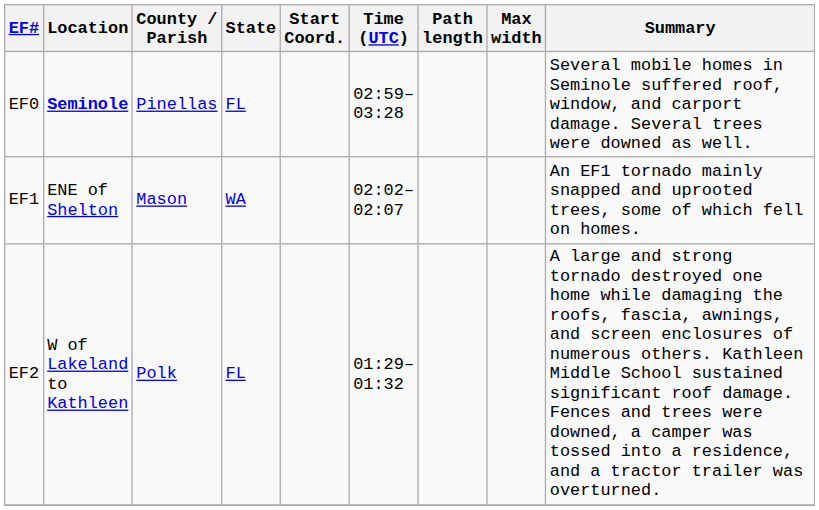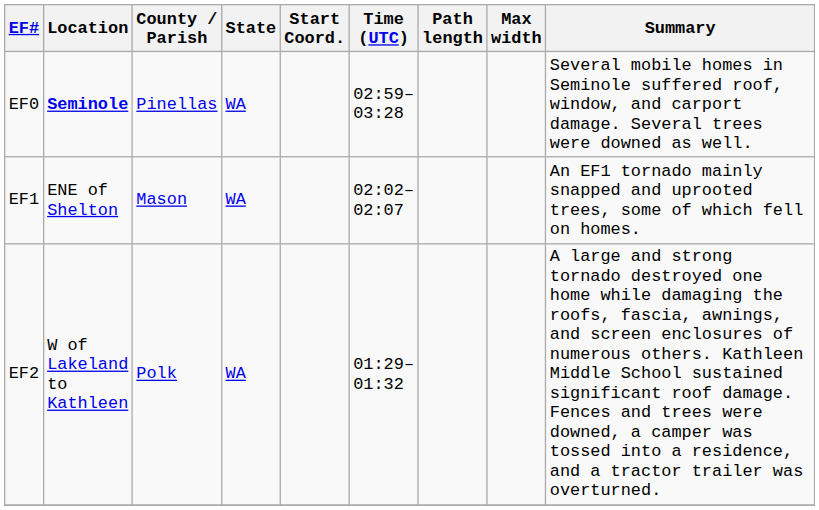(236, 104) FL -> (236, 104) WA
(236, 374) FL -> (236, 374) WA
